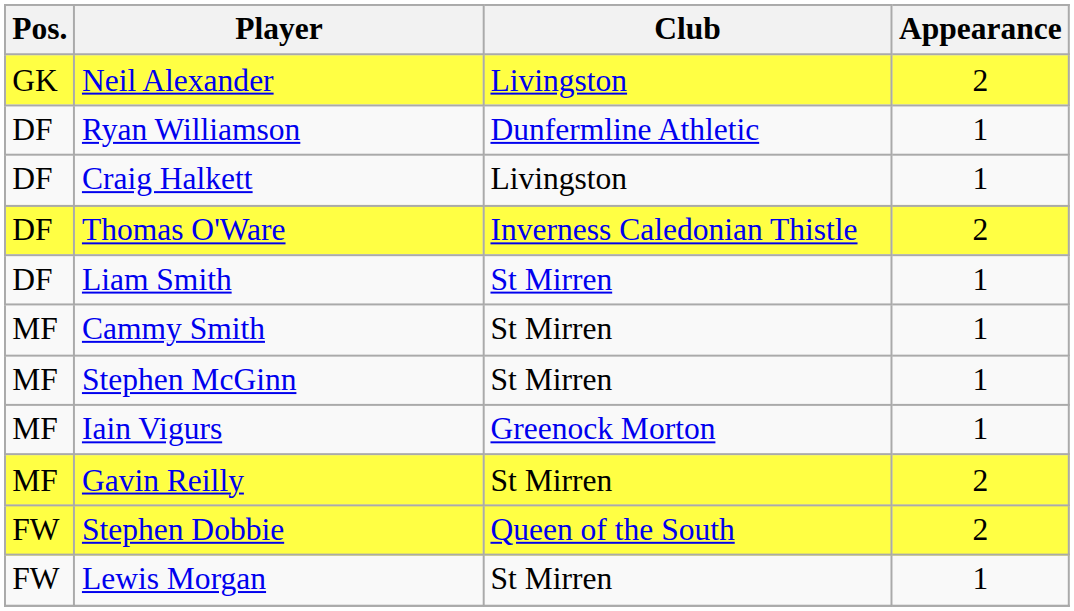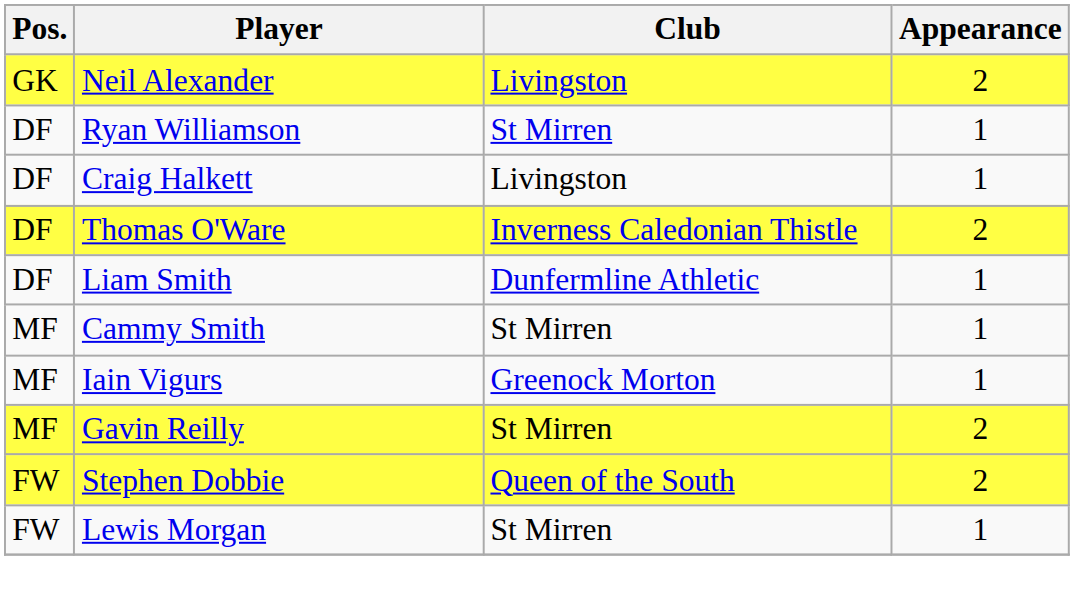(625, 129) Dunfermline Athletic -> (551, 129) St Mirren
(551, 279) St Mirren -> (625, 279) Dunfermline Athletic
- row: (189, 379)
